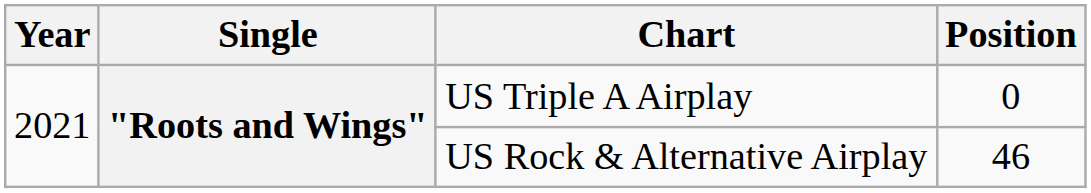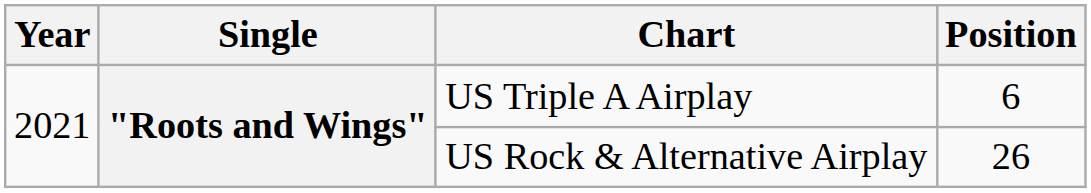(1011, 95) 0 -> (1011, 95) 6
(1011, 156) 46 -> (1011, 156) 26
